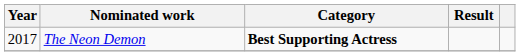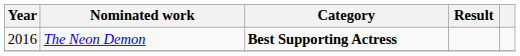(22, 39) 2017 -> (22, 39) 2016
